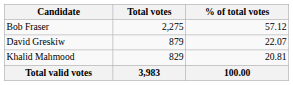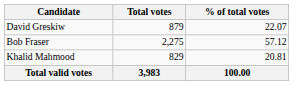rows swapped: (28, 27) <-> (36, 42)
